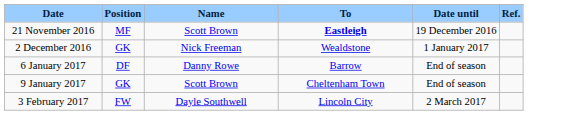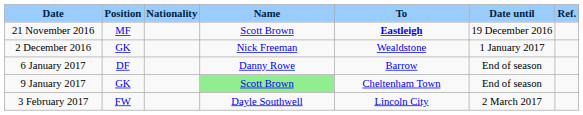+ column: (172, 13)
(211, 83) no background -> (267, 83) lightgreen background
